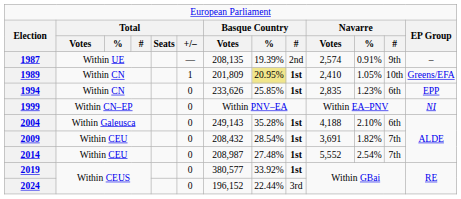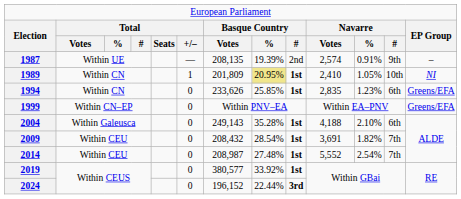(431, 75) Greens/EFA -> (431, 75) NI
(431, 91) EPP -> (431, 91) Greens/EFA
(431, 107) NI -> (431, 107) Greens/EFA
(296, 186) normal -> (296, 186) bold
